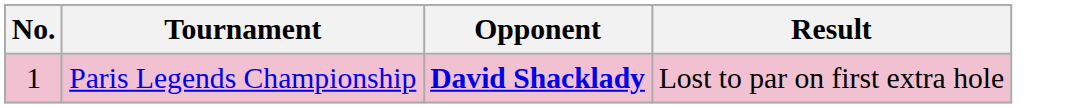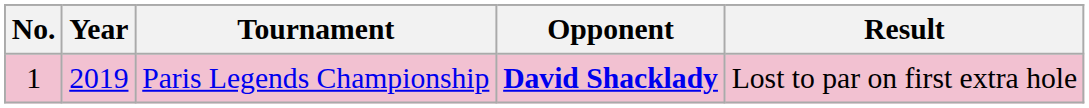+ column: (99, 29)
